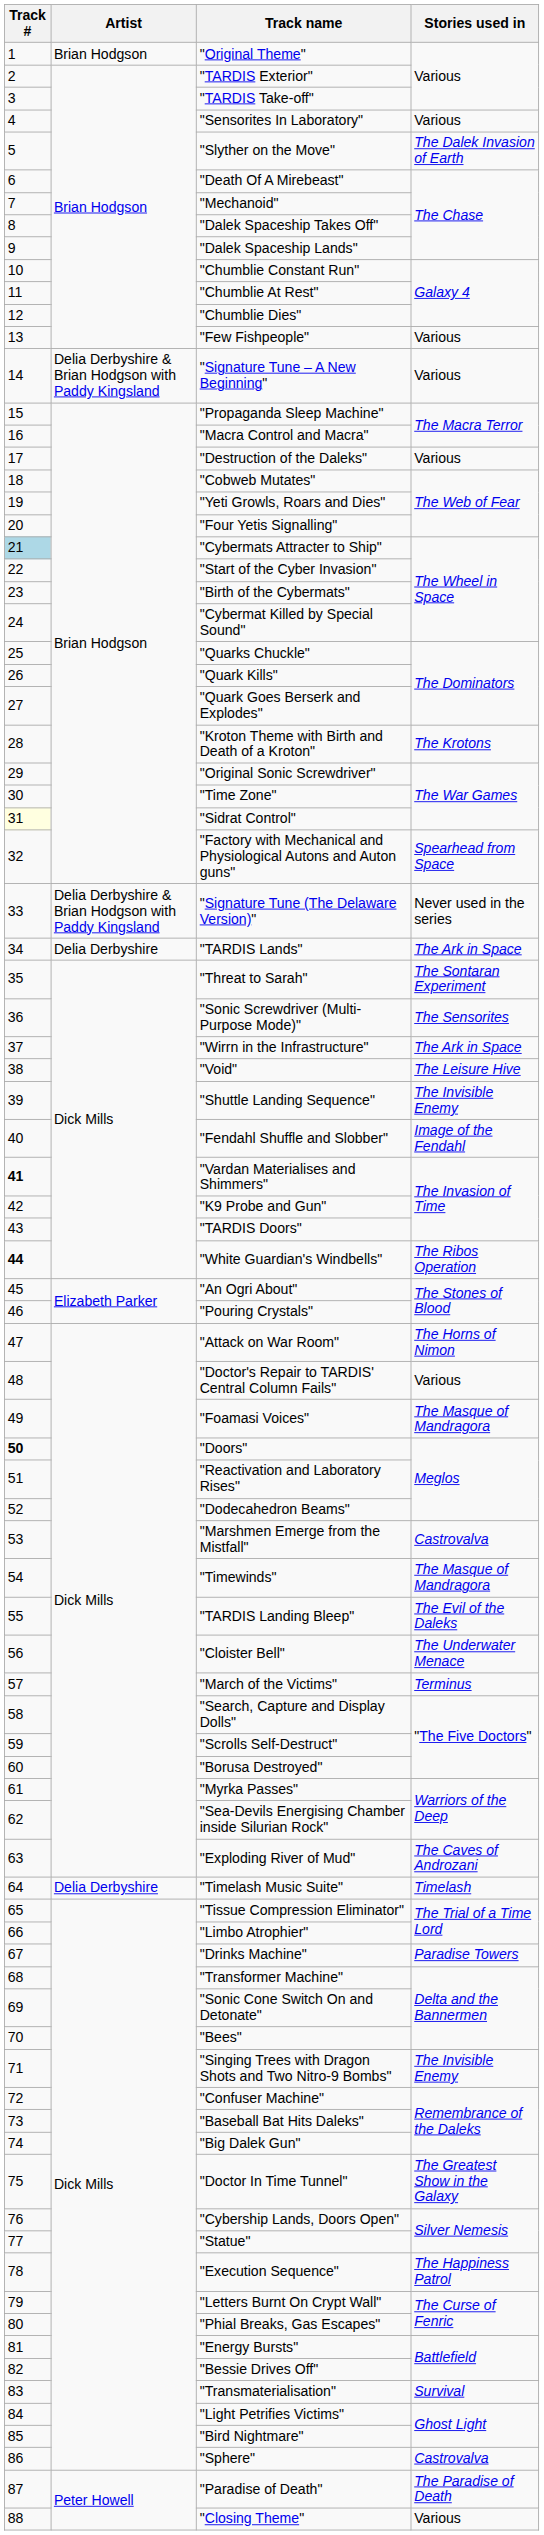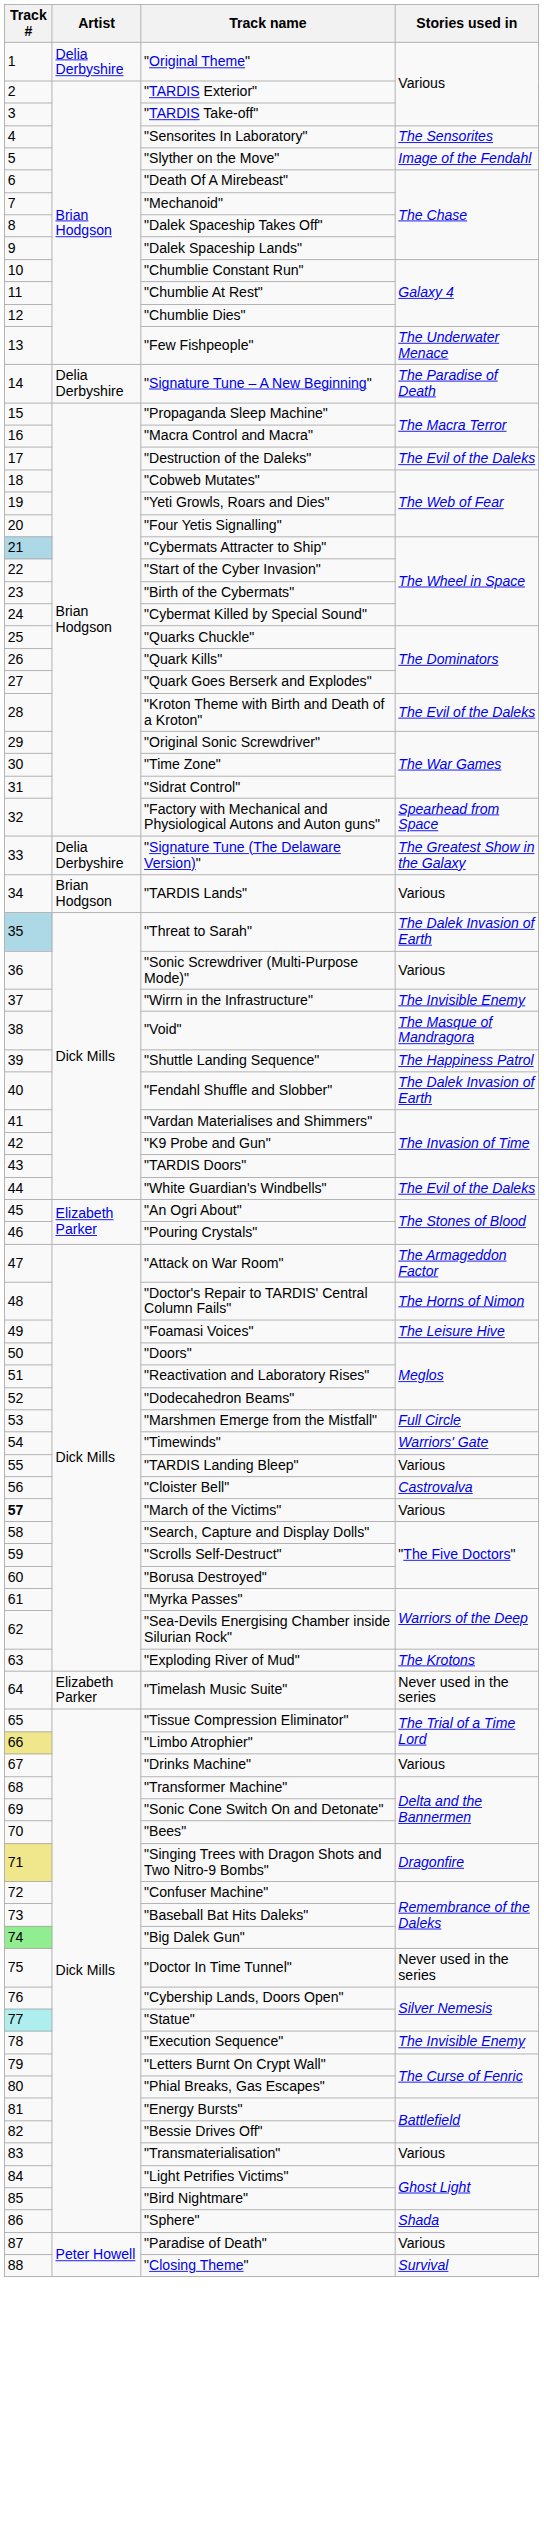(100, 53) Brian Hodgson -> (90, 61) Delia Derbyshire
(438, 120) Various -> (446, 136) The Sensorites
(474, 151) The Dalek Invasion of Earth -> (465, 158) Image of the Fendahl
(438, 337) Various -> (449, 345) The Underwater Menace
(115, 375) Delia Derbyshire & Brian Hodgson with Paddy Kingsland -> (90, 383) Delia Derbyshire
(438, 375) Various -> (448, 383) The Paradise of Death
(438, 458) Various -> (467, 458) The Evil of the Daleks
(453, 743) The Krotons -> (467, 712) The Evil of the Daleks
(16, 818) lightyellow background -> (16, 787) no background
(115, 910) Delia Derbyshire & Brian Hodgson with Paddy Kingsland -> (90, 855) Delia Derbyshire
(469, 910) Never used in the series -> (466, 855) The Greatest Show in the Galaxy
(106, 949) Delia Derbyshire -> (84, 893) Brian Hodgson
(468, 949) The Ark in Space -> (422, 893) Various
(16, 979) no background -> (16, 931) lightblue background
(457, 979) The Sontaran Experiment -> (466, 931) The Dalek Invasion of Earth
(462, 1017) The Sensorites -> (422, 970) Various
(468, 1047) The Ark in Space -> (462, 1000) The Invisible Enemy
(467, 1070) The Leisure Hive -> (445, 1030) The Masque of Mandragora
(454, 1100) The Invisible Enemy -> (466, 1060) The Happiness Patrol
(453, 1138) Image of the Fendahl -> (466, 1091) The Dalek Invasion of Earth
(16, 1176) bold -> (16, 1121) normal
(16, 1259) bold -> (16, 1188) normal
(446, 1259) The Ribos Operation -> (467, 1188) The Evil of the Daleks
(455, 1342) The Horns of Nimon -> (452, 1263) The Armageddon Factor
(438, 1380) Various -> (461, 1301) The Horns of Nimon
(461, 1418) The Masque of Mandragora -> (452, 1331) The Leisure Hive
(16, 1448) bold -> (16, 1353) normal
(451, 1539) Castrovalva -> (430, 1420) Full Circle
(461, 1577) The Masque of Mandragora -> (443, 1443) Warriors' Gate
(459, 1616) The Evil of the Daleks -> (422, 1465) Various
(465, 1654) The Underwater Menace -> (435, 1487) Castrovalva
(16, 1684) normal -> (16, 1510) bold
(443, 1684) Terminus -> (422, 1510) Various
(456, 1858) The Caves of Androzani -> (437, 1660) The Krotons
(106, 1888) Delia Derbyshire -> (84, 1690) Elizabeth Parker
(443, 1888) Timelash -> (453, 1690) Never used in the series
(16, 1932) no background -> (16, 1742) khaki background
(466, 1955) Paradise Towers -> (422, 1765) Various
(16, 2068) no background -> (16, 1862) khaki background
(454, 2068) The Invisible Enemy -> (431, 1862) Dragonfire
(16, 2143) no background -> (16, 1937) lightgreen background
(455, 2181) The Greatest Show in the Galaxy -> (453, 1967) Never used in the series
(16, 2241) no background -> (16, 2020) paleturquoise background
(462, 2272) The Happiness Patrol -> (462, 2042) The Invisible Enemy
(439, 2391) Survival -> (422, 2154) Various
(451, 2458) Castrovalva -> (419, 2221) Shada
(464, 2489) The Paradise of Death -> (422, 2243) Various
(438, 2519) Various -> (423, 2265) Survival
